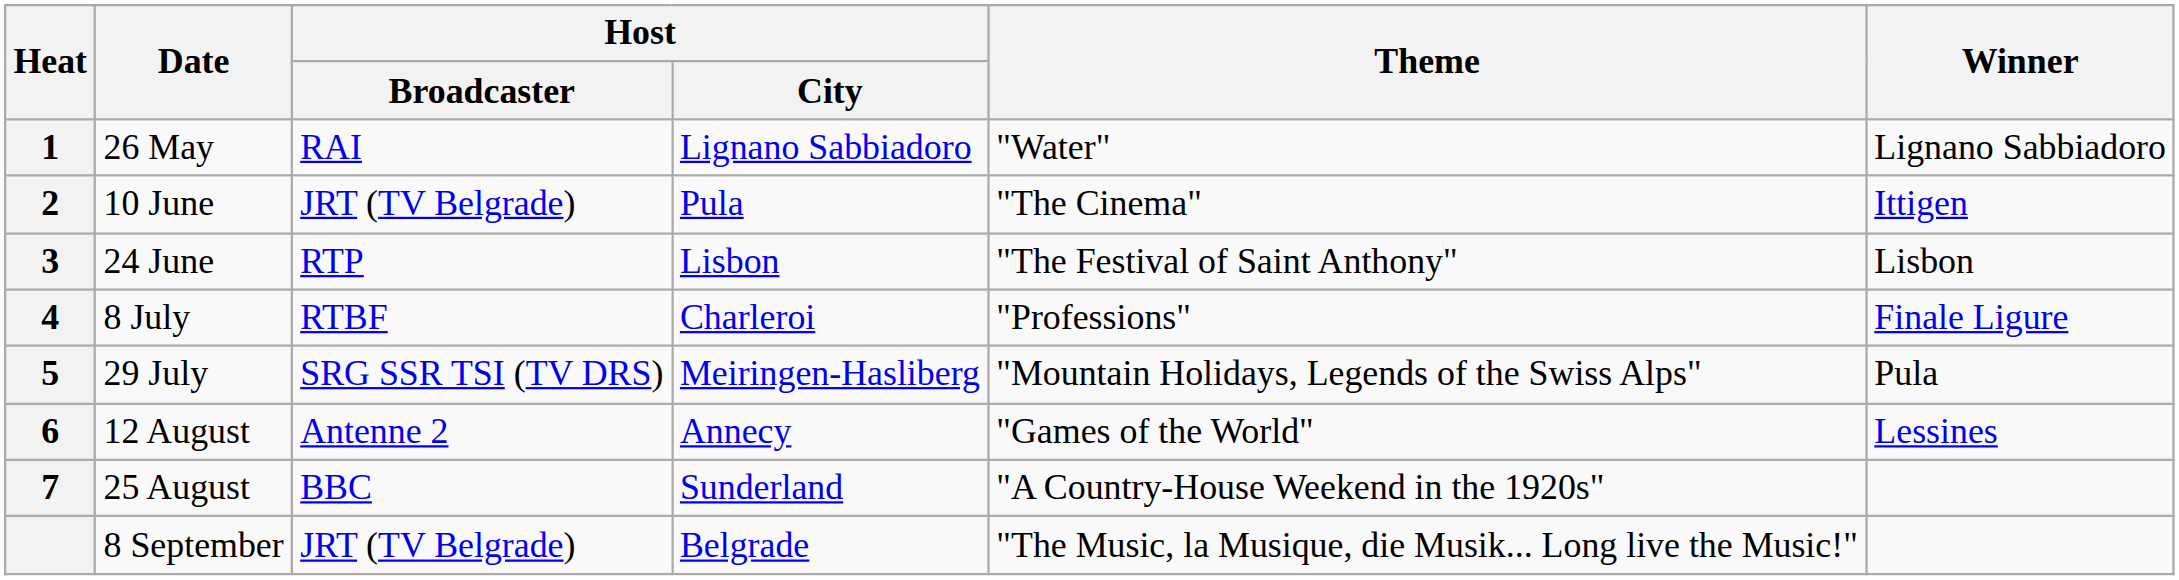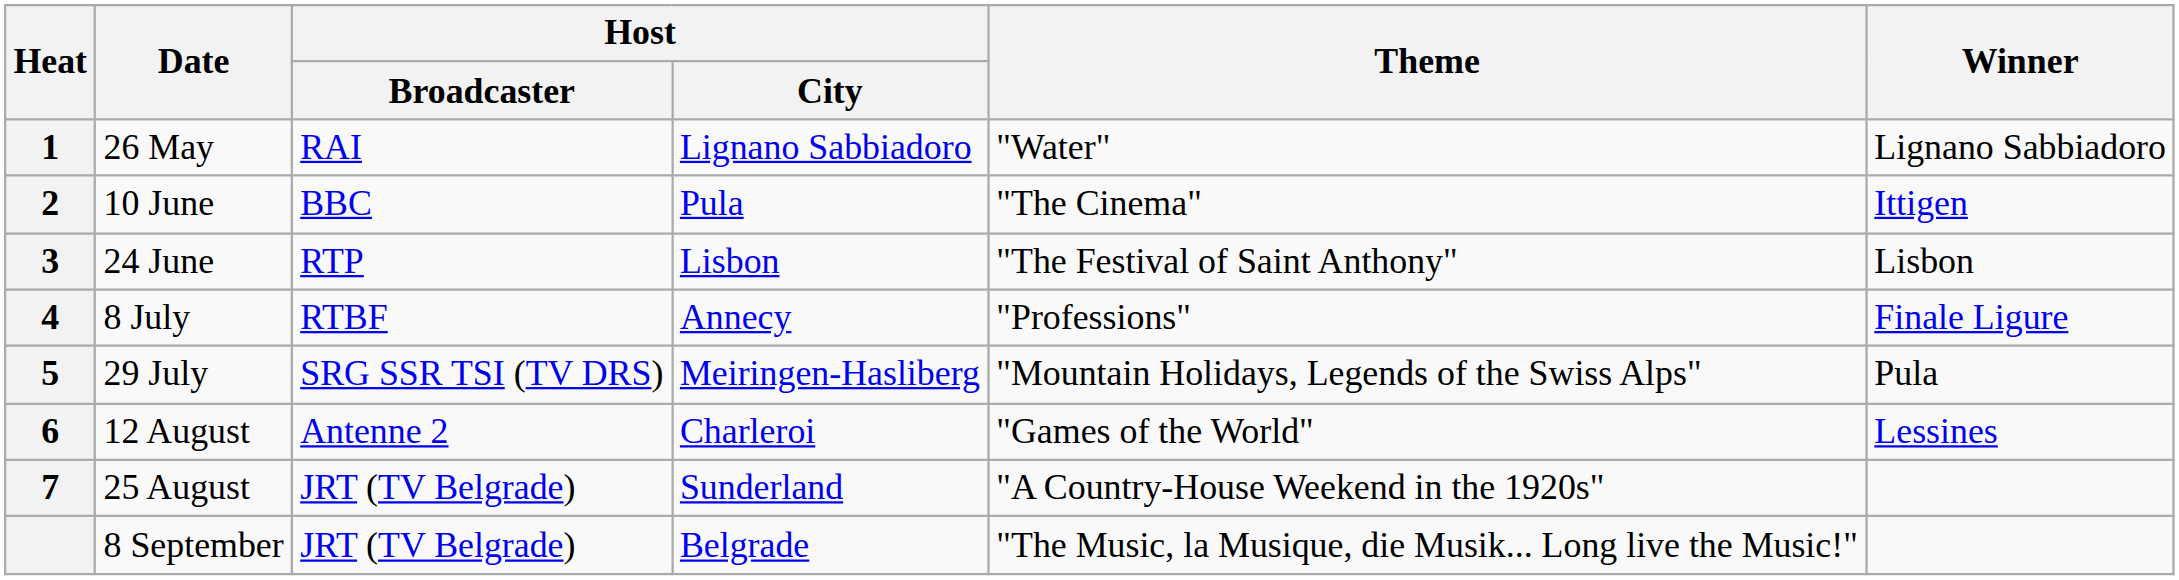(438, 203) JRT (TV Belgrade) -> (336, 203) BBC
(748, 317) Charleroi -> (736, 317) Annecy
(736, 430) Annecy -> (748, 430) Charleroi
(336, 487) BBC -> (438, 487) JRT (TV Belgrade)
